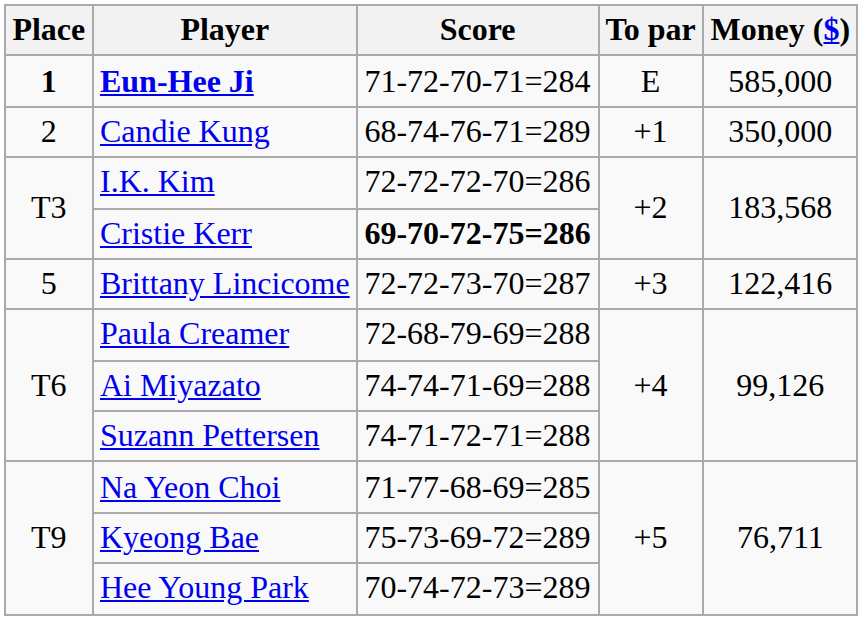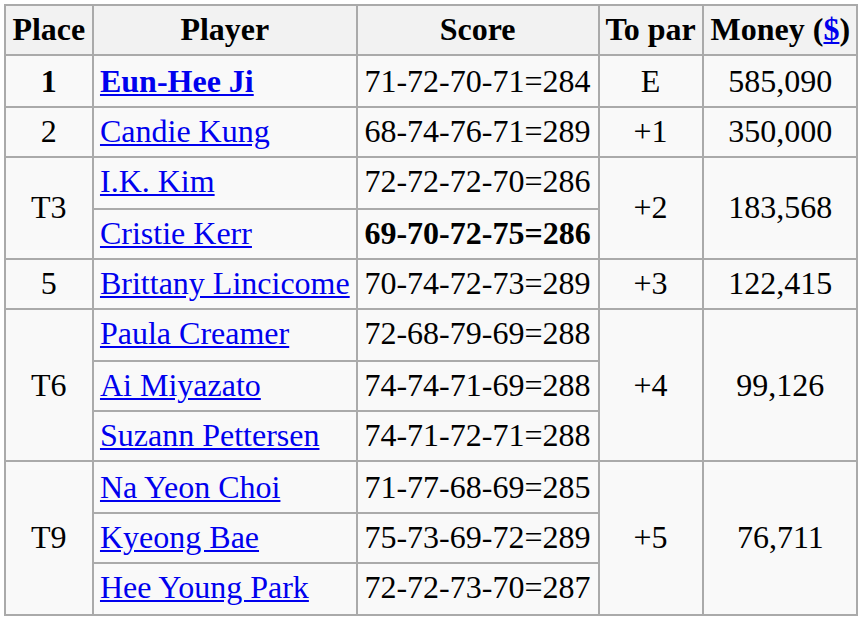(780, 80) 585,000 -> (780, 80) 585,090
(477, 283) 72-72-73-70=287 -> (477, 283) 70-74-72-73=289
(780, 283) 122,416 -> (780, 283) 122,415
(477, 588) 70-74-72-73=289 -> (477, 588) 72-72-73-70=287
